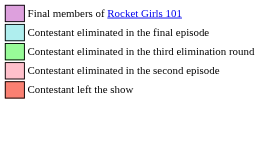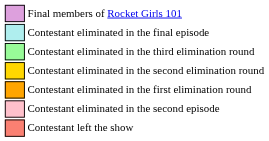+ row: (146, 70)
+ row: (139, 89)
